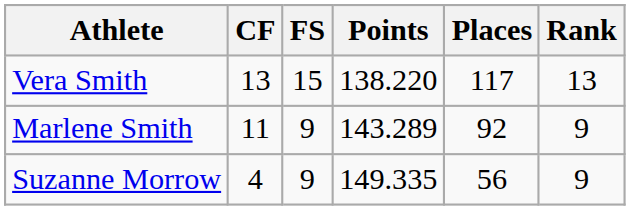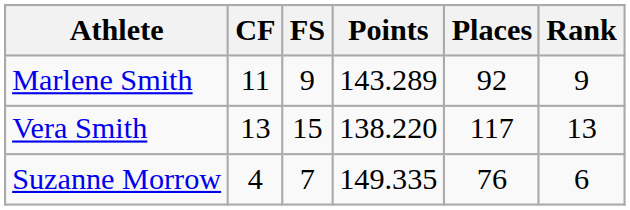rows swapped: (80, 79) <-> (102, 129)
(307, 179) 9 -> (307, 179) 7
(492, 179) 56 -> (492, 179) 76
(582, 179) 9 -> (582, 179) 6
